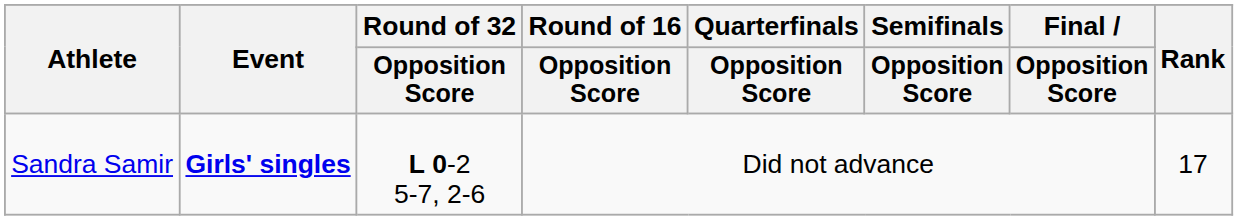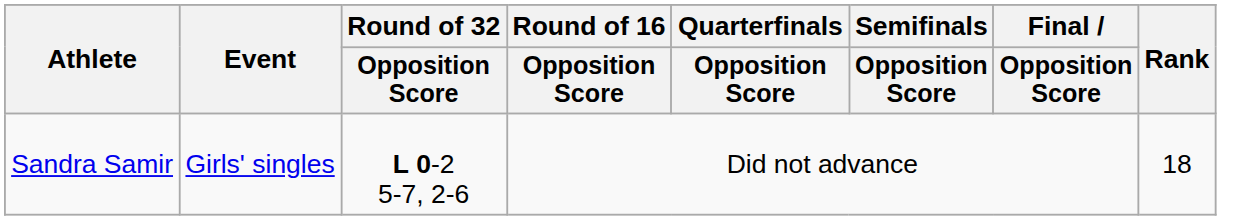(268, 165) bold -> (260, 165) normal
(1193, 165) 17 -> (1177, 165) 18
